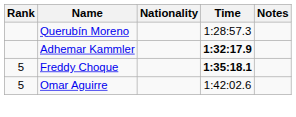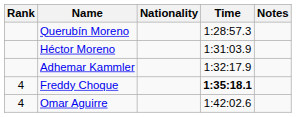+ row: (78, 49)
(228, 49) bold -> (228, 67) normal
(21, 67) 5 -> (21, 85) 4
(21, 85) 5 -> (21, 103) 4
